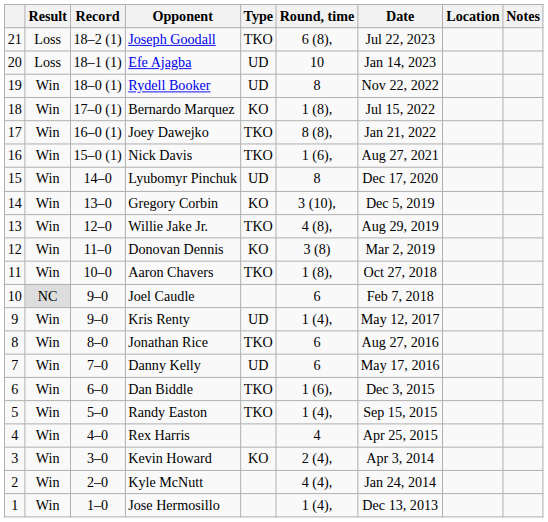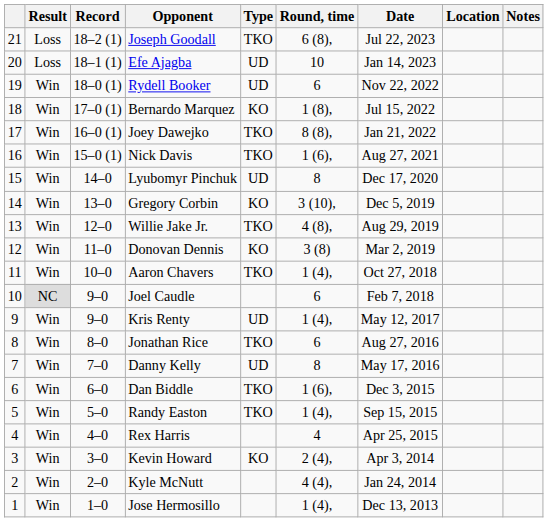(317, 86) 8 -> (317, 86) 6
(317, 272) 1 (8), -> (317, 272) 1 (4),
(317, 365) 6 -> (317, 365) 8
